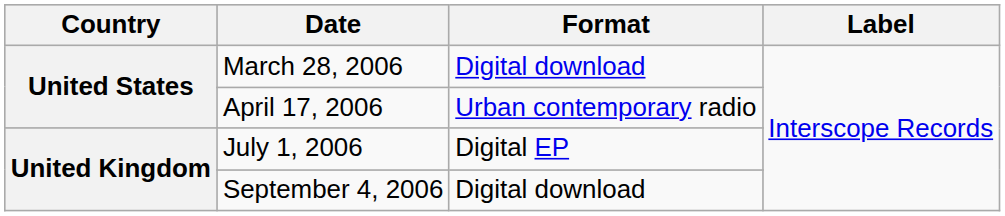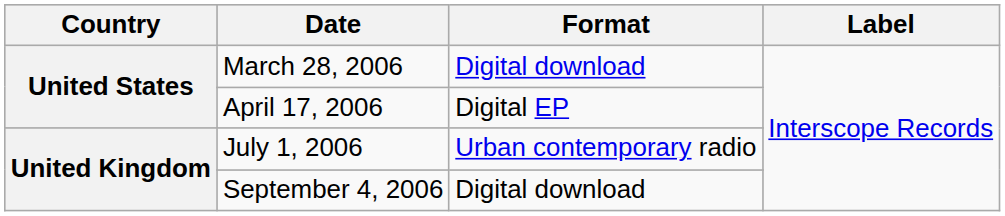(606, 107) Urban contemporary radio -> (512, 107) Digital EP
(512, 148) Digital EP -> (606, 148) Urban contemporary radio
